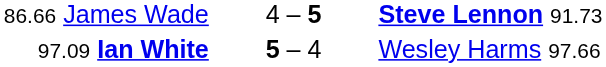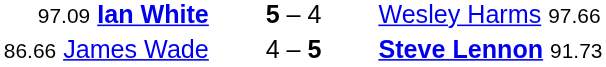rows swapped: (106, 14) <-> (123, 49)
